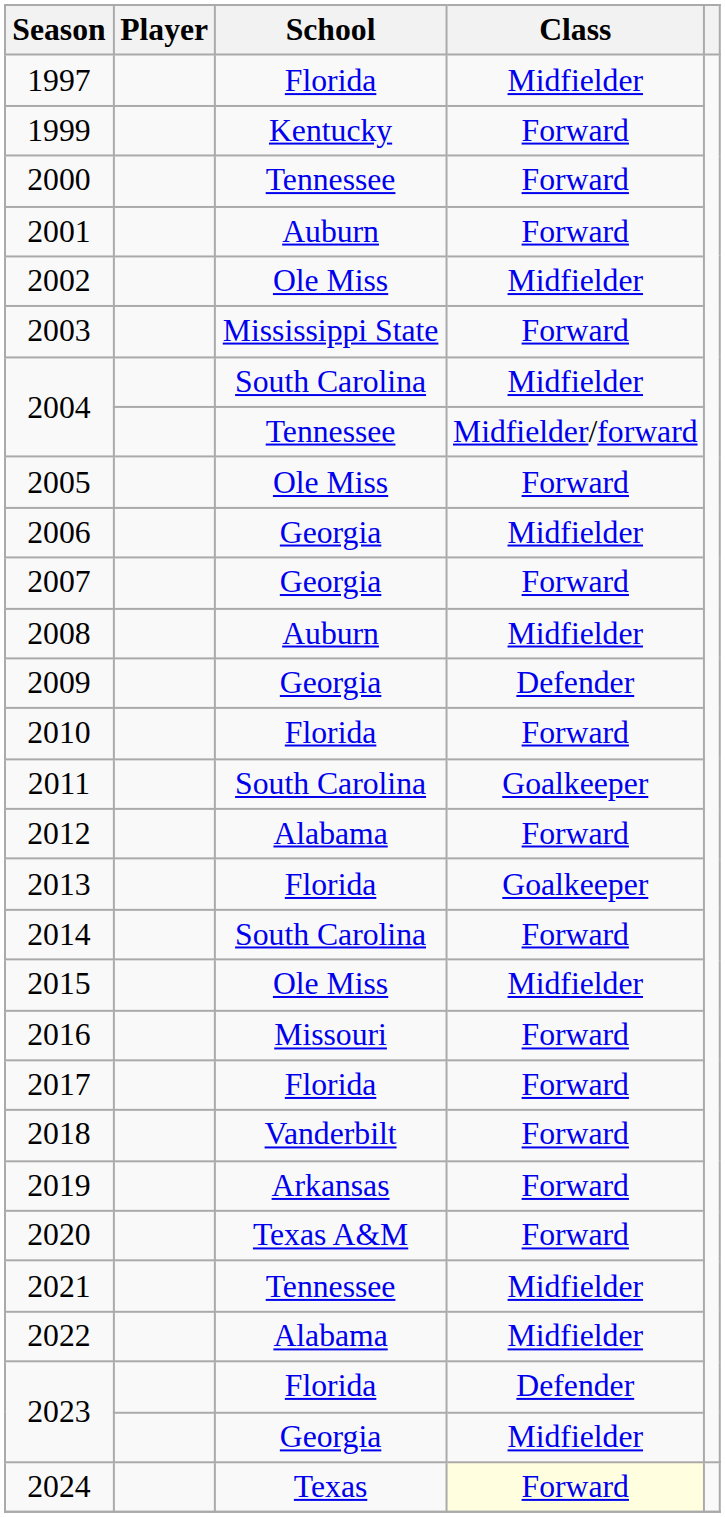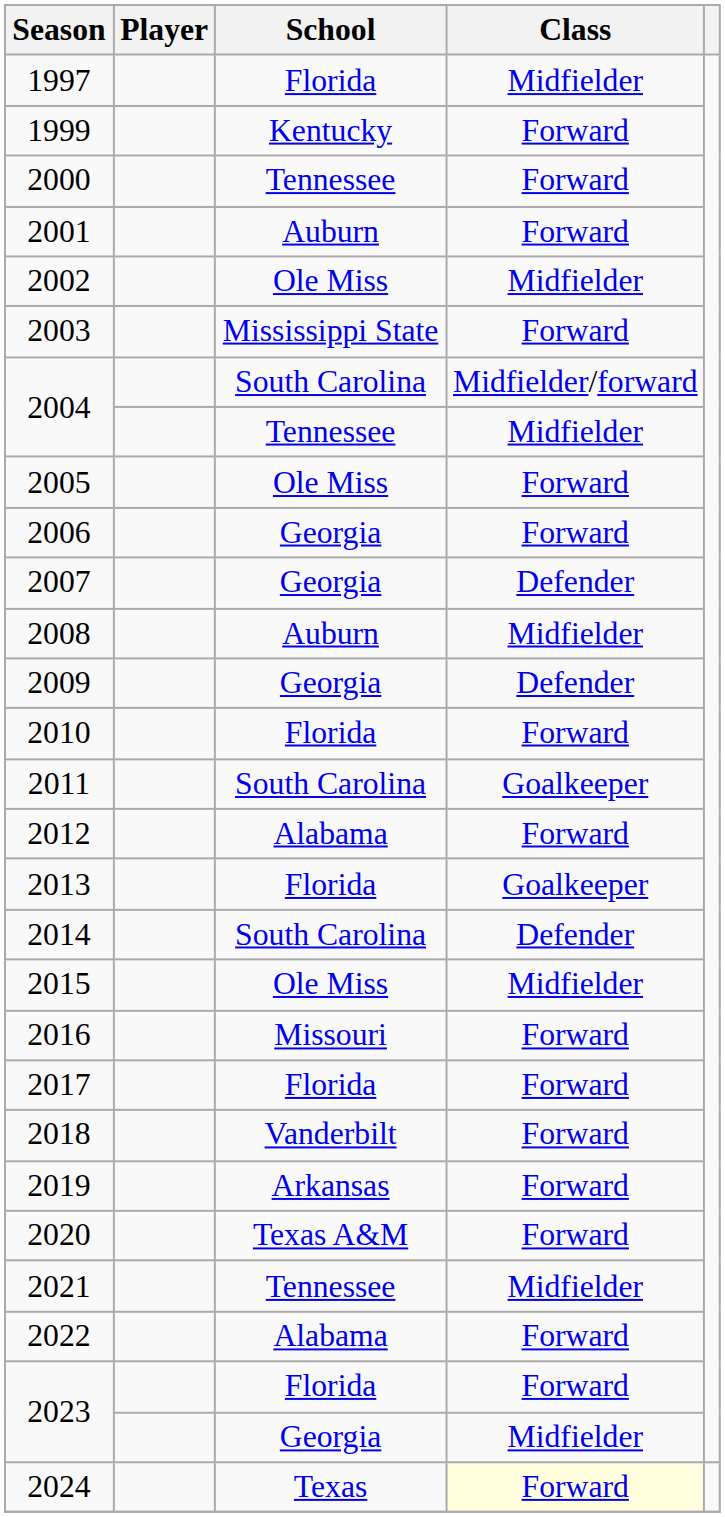(575, 381) Midfielder -> (575, 381) Midfielder/forward
(575, 431) Midfielder/forward -> (575, 431) Midfielder
(575, 532) Midfielder -> (575, 532) Forward
(575, 582) Forward -> (575, 582) Defender
(575, 933) Forward -> (575, 933) Defender
(575, 1335) Midfielder -> (575, 1335) Forward
(575, 1386) Defender -> (575, 1386) Forward
